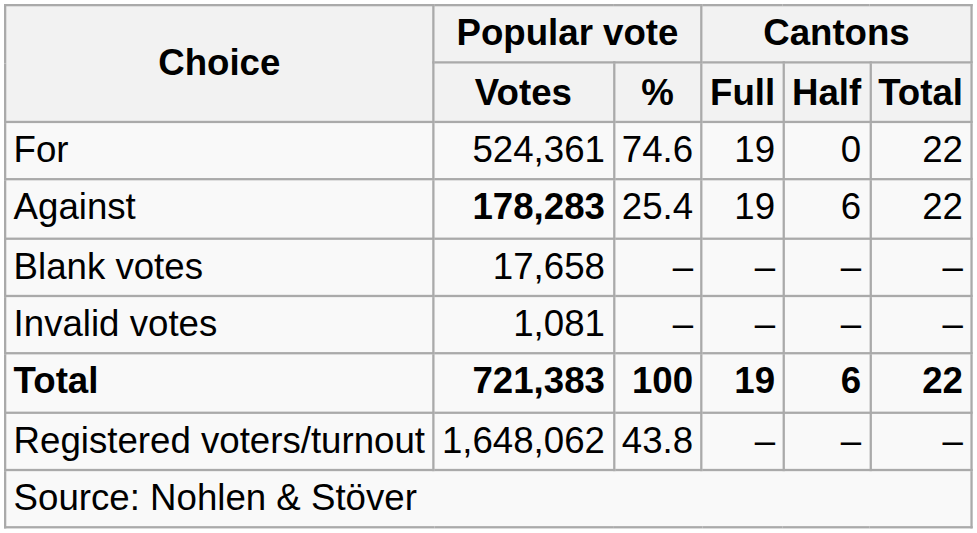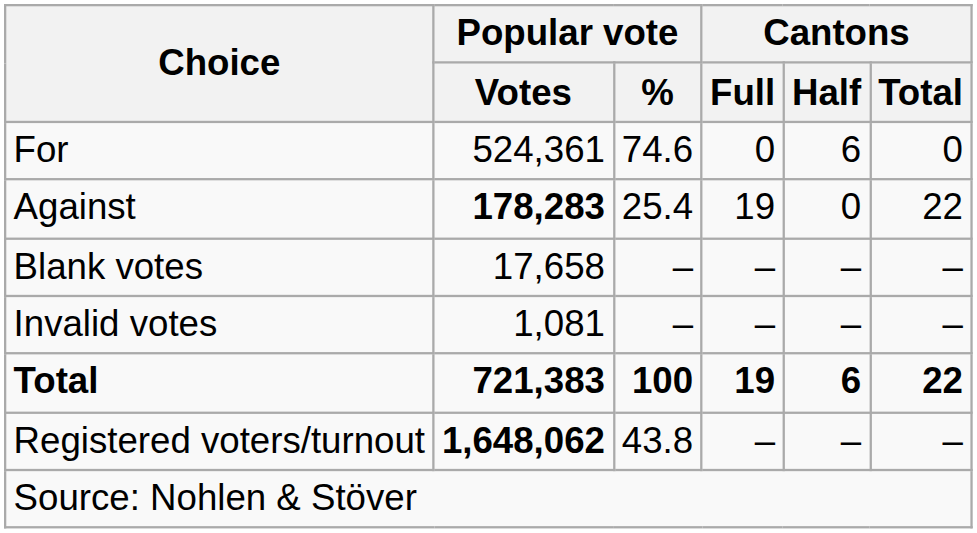(755, 149) 19 -> (765, 149) 0
(851, 149) 0 -> (851, 149) 6
(943, 149) 22 -> (953, 149) 0
(851, 207) 6 -> (851, 207) 0
(523, 440) normal -> (523, 440) bold
